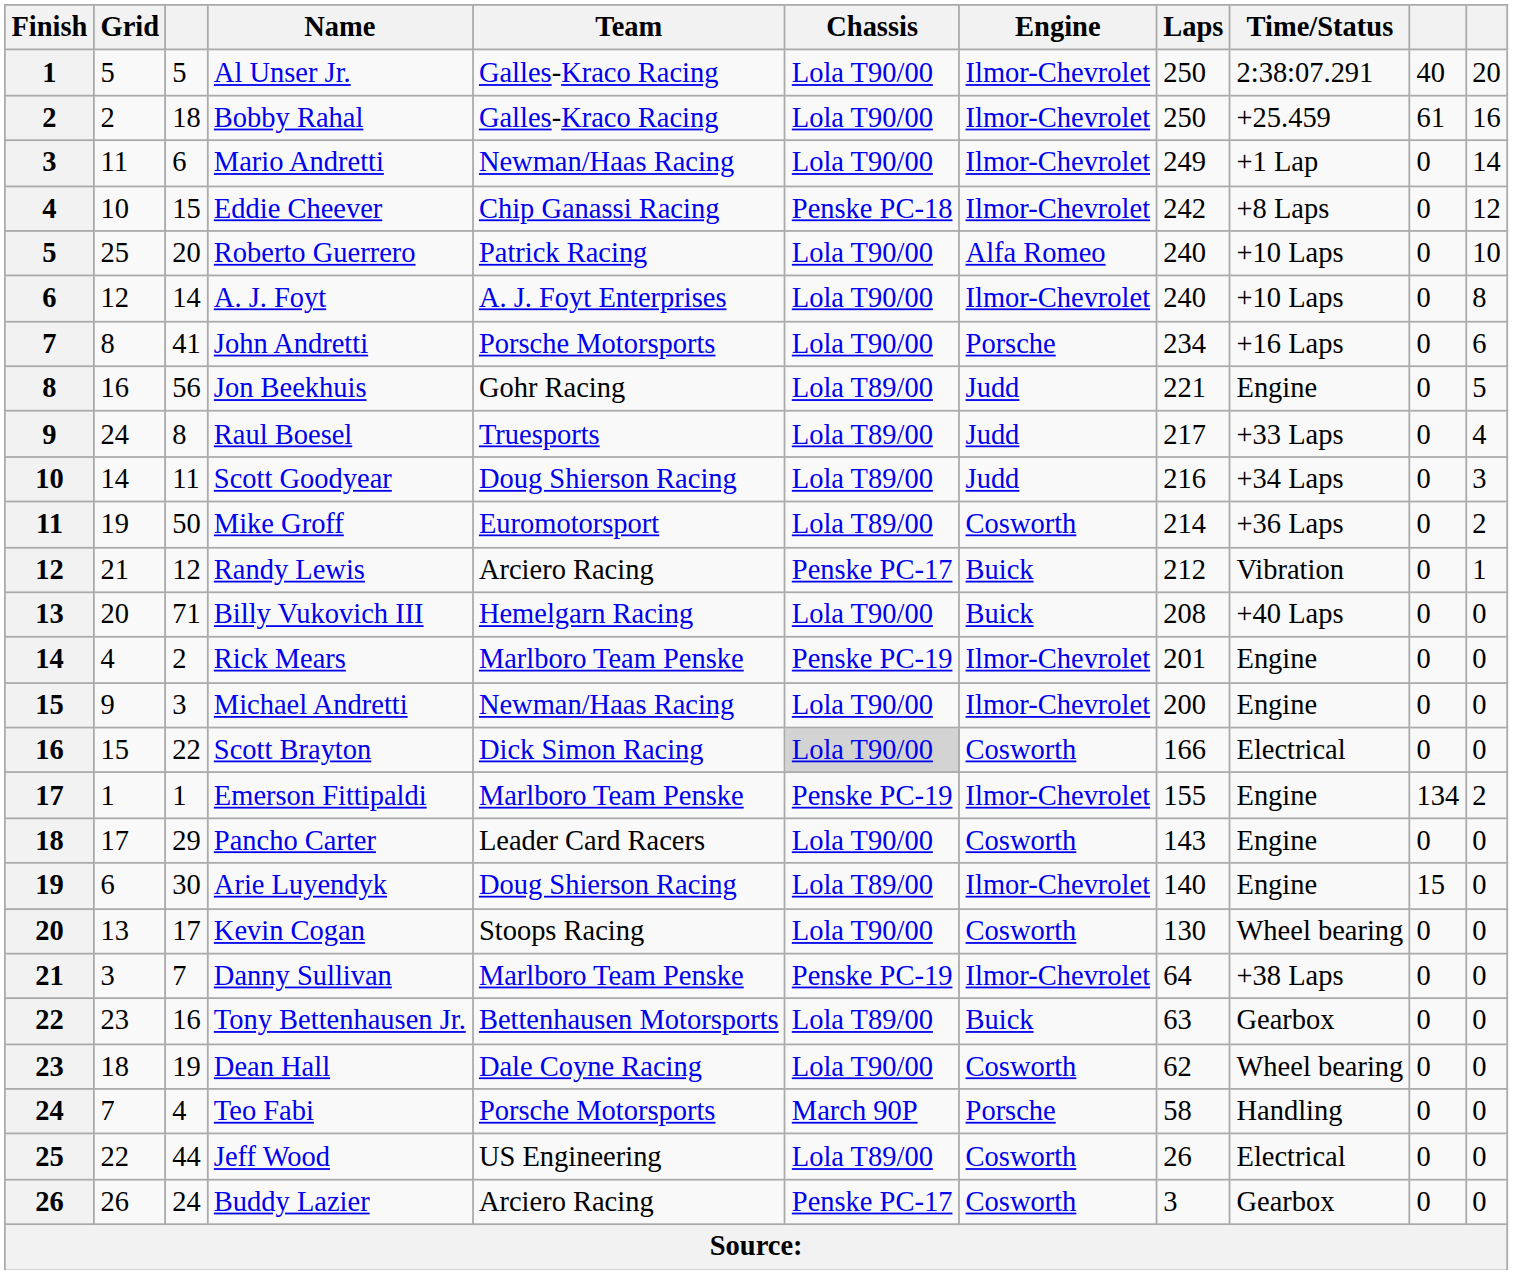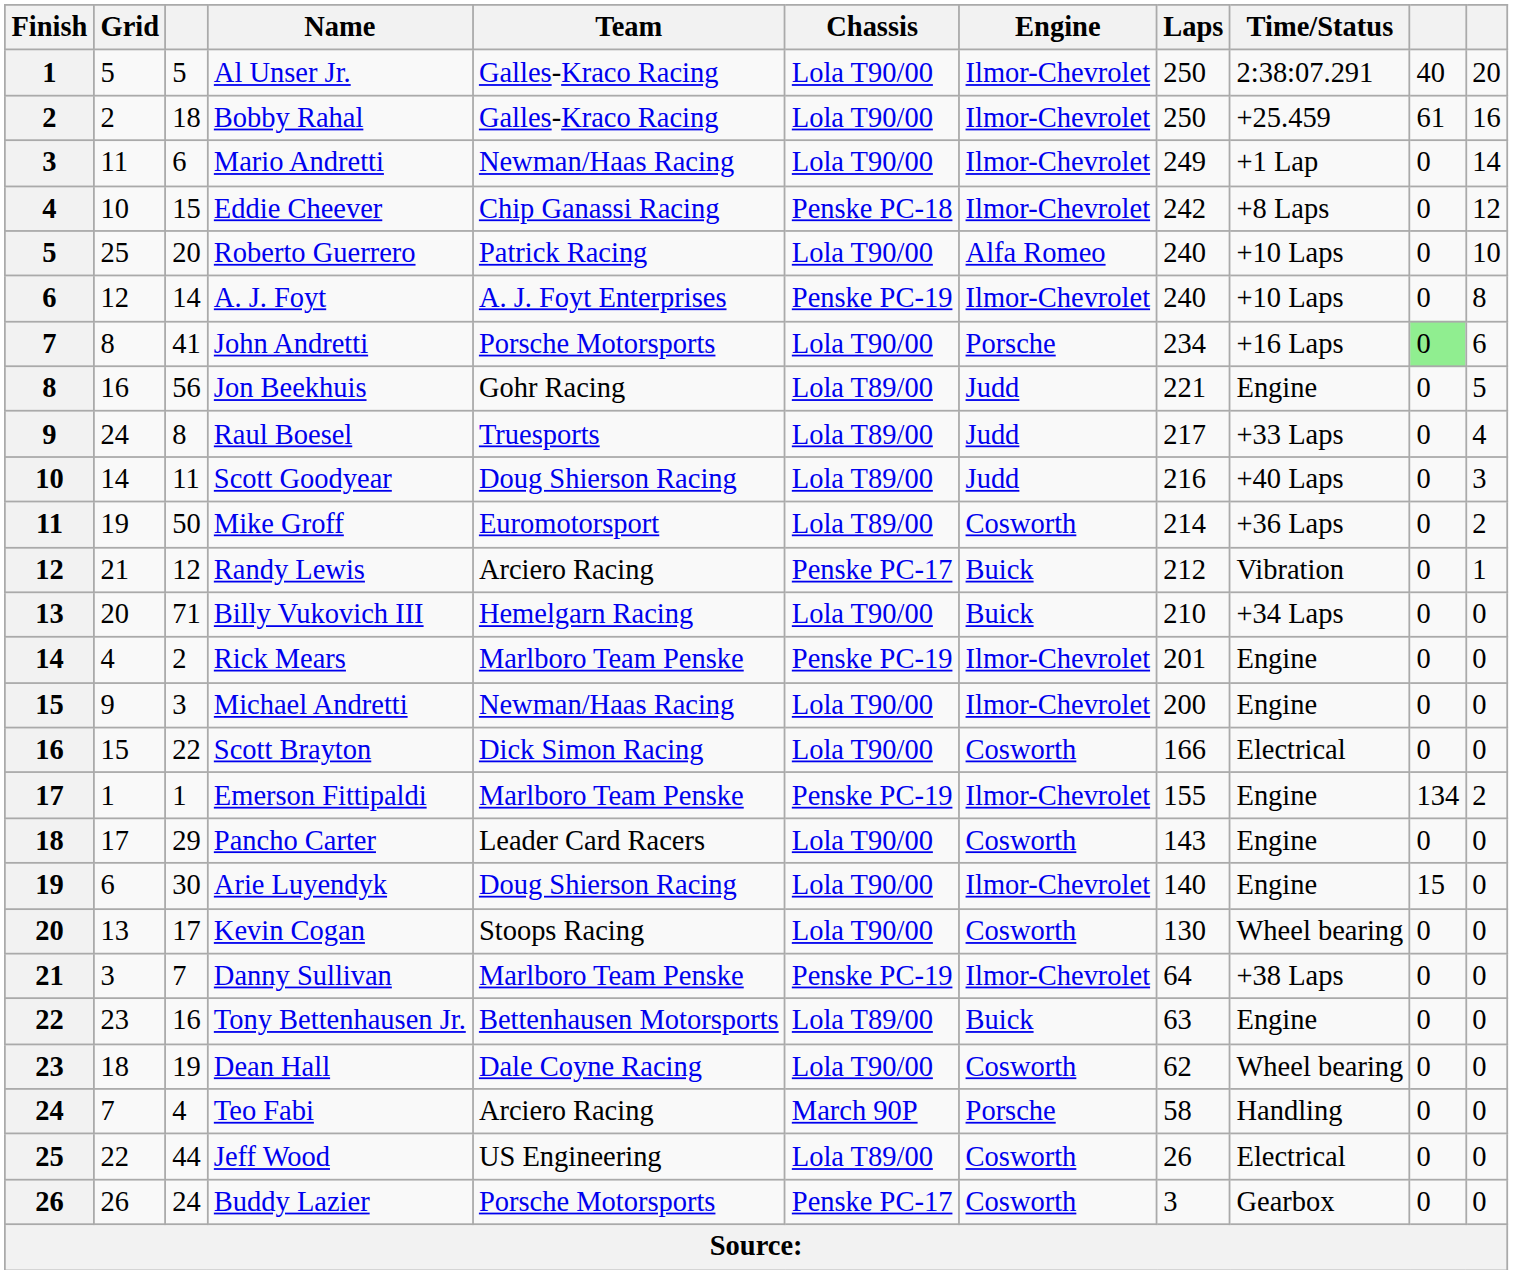(862, 298) Lola T90/00 -> (872, 298) Penske PC-19
(1424, 343) no background -> (1424, 343) lightgreen background
(1290, 478) +34 Laps -> (1290, 478) +40 Laps
(1185, 614) 208 -> (1185, 614) 210
(1290, 614) +40 Laps -> (1290, 614) +34 Laps
(862, 749) lightgrey background -> (862, 749) no background
(862, 885) Lola T89/00 -> (862, 885) Lola T90/00
(1286, 1020) Gearbox -> (1277, 1020) Engine
(597, 1111) Porsche Motorsports -> (566, 1111) Arciero Racing
(566, 1201) Arciero Racing -> (597, 1201) Porsche Motorsports
